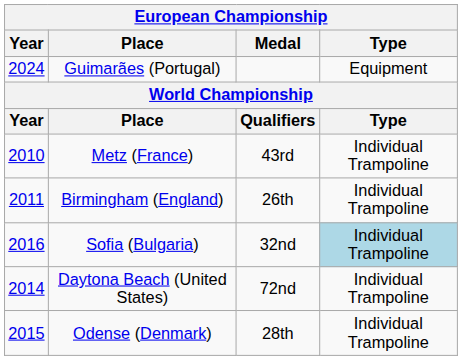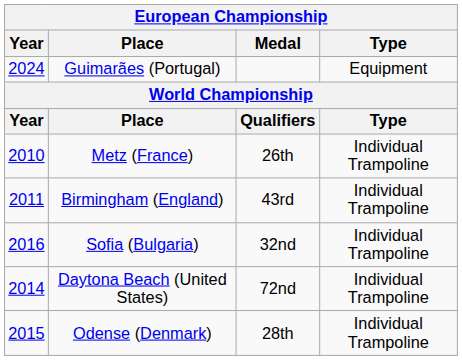(278, 156) 43rd -> (278, 156) 26th
(278, 200) 26th -> (278, 200) 43rd
(388, 244) lightblue background -> (388, 244) no background
